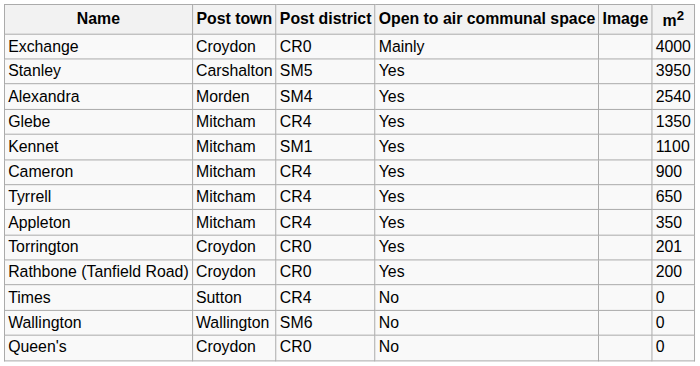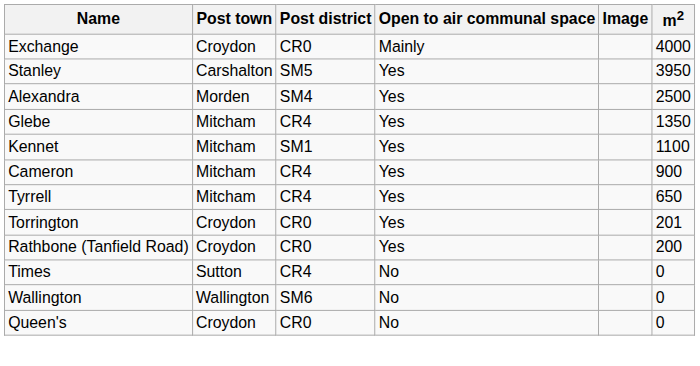(673, 96) 2540 -> (673, 96) 2500
- row: (39, 222)
